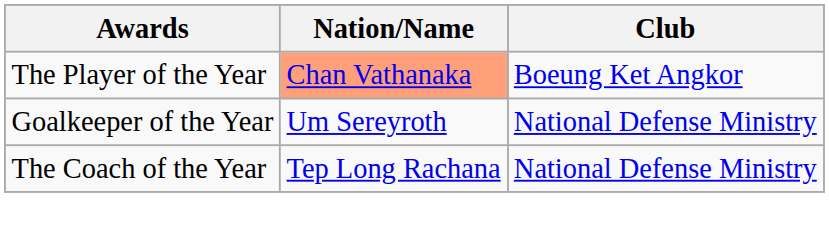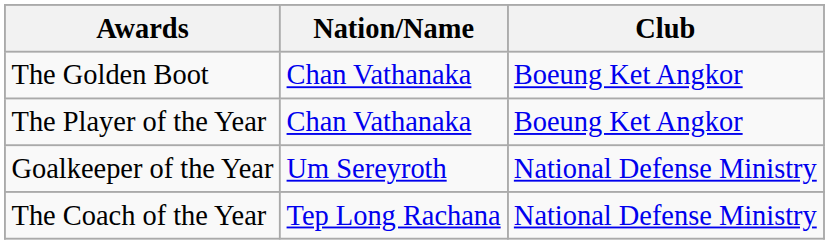+ row: (110, 74)
(379, 74) lightsalmon background -> (379, 121) no background
